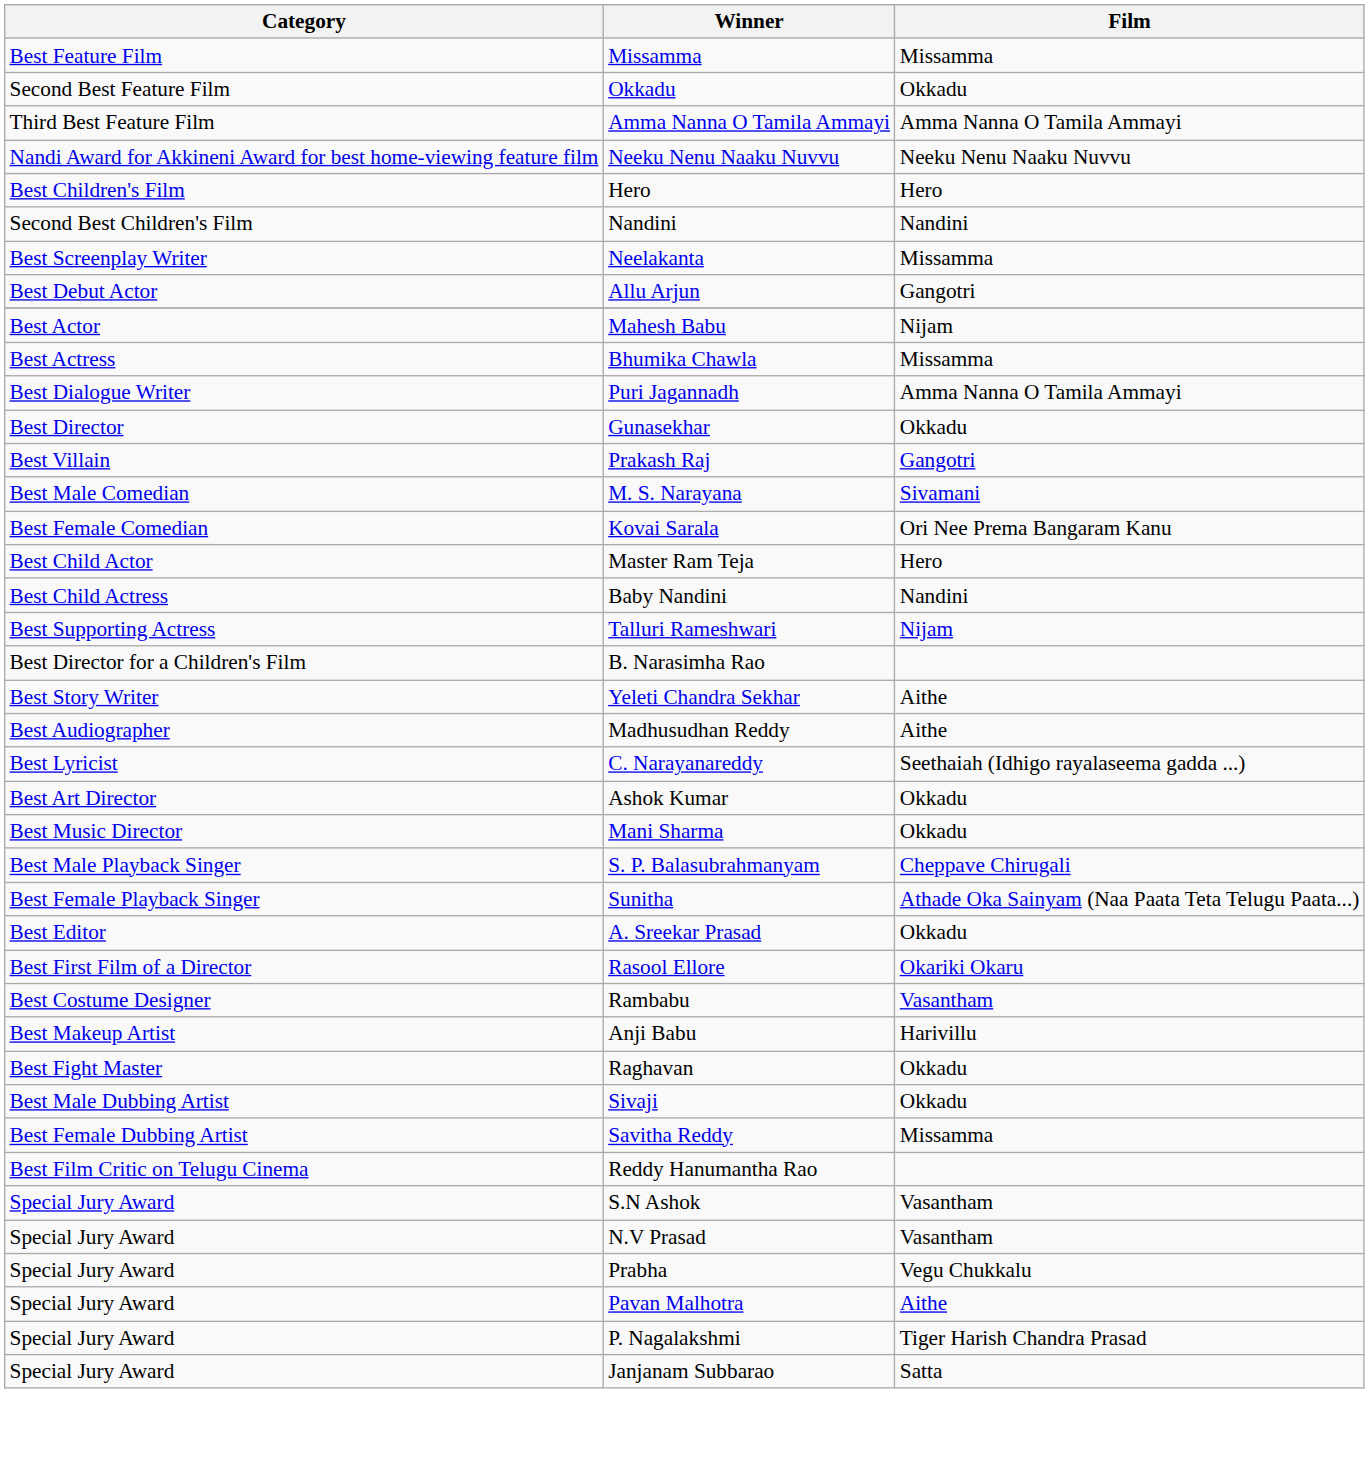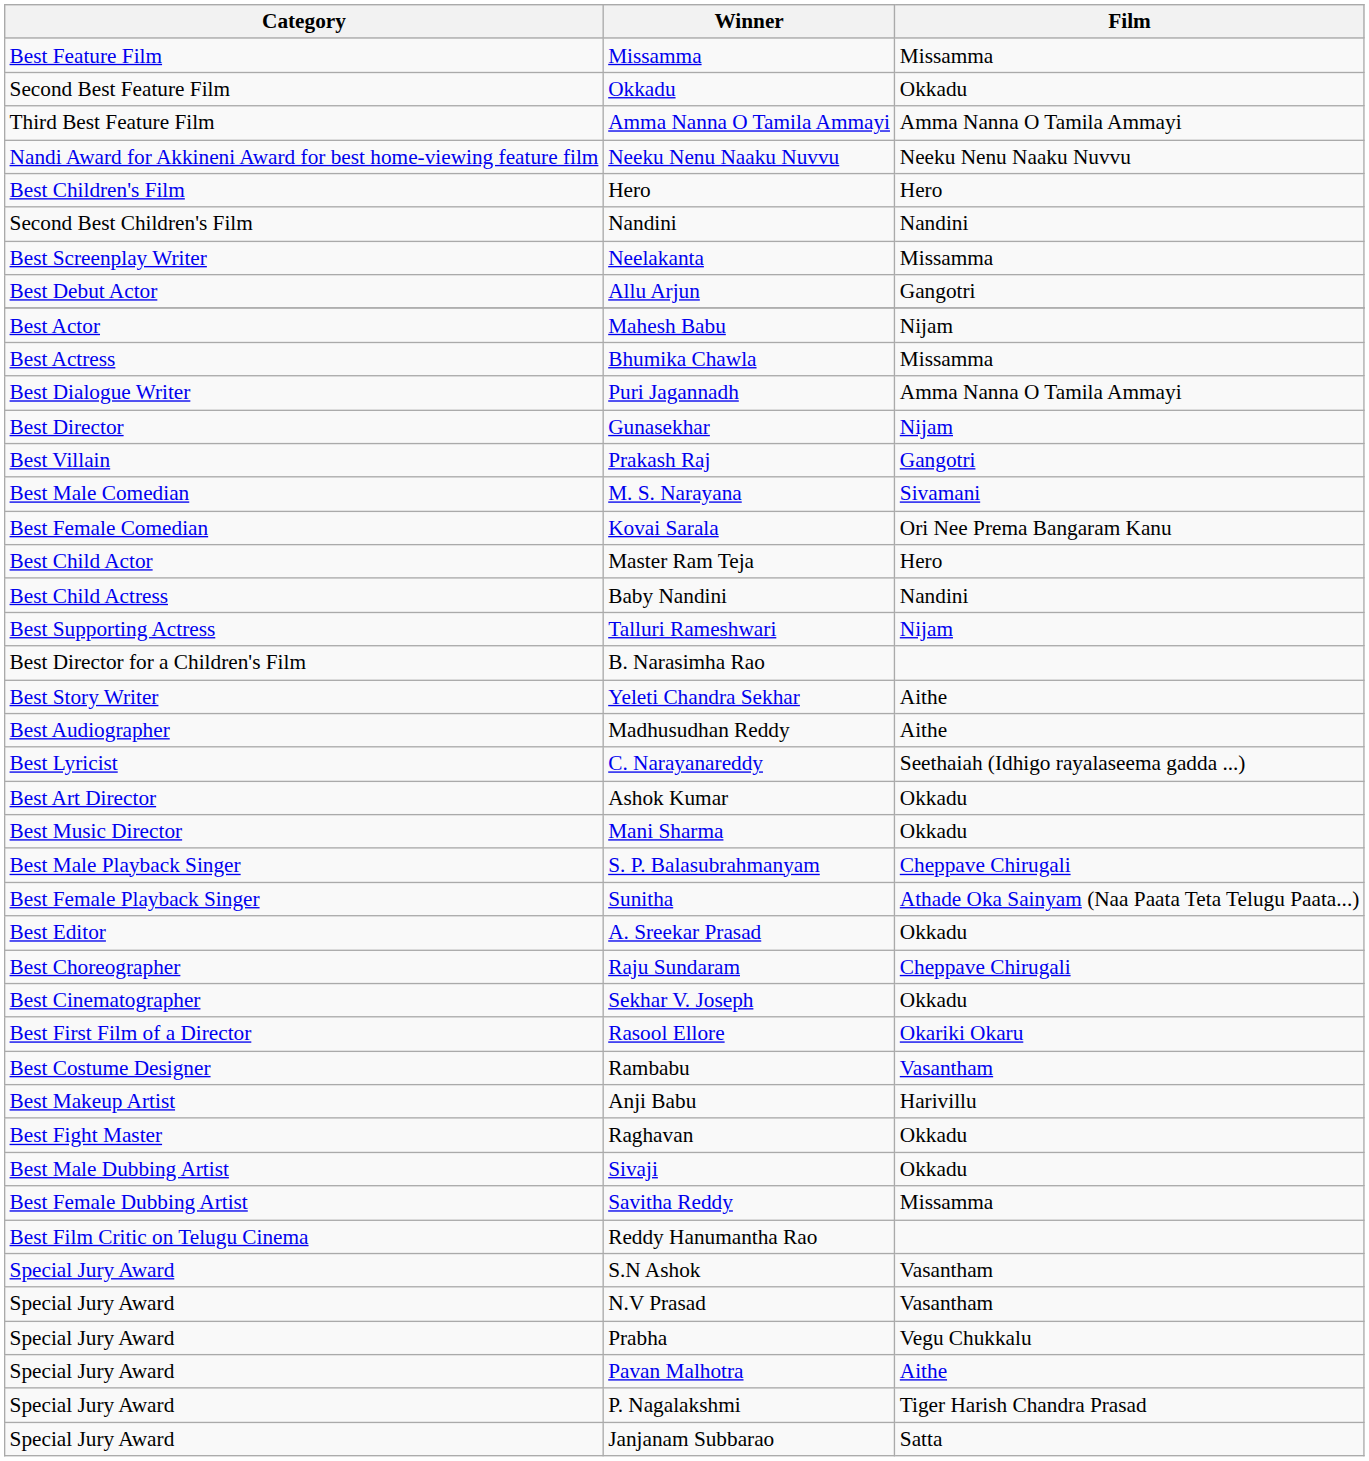(933, 426) Okkadu -> (926, 426) Nijam
+ row: (674, 966)
+ row: (681, 1000)
